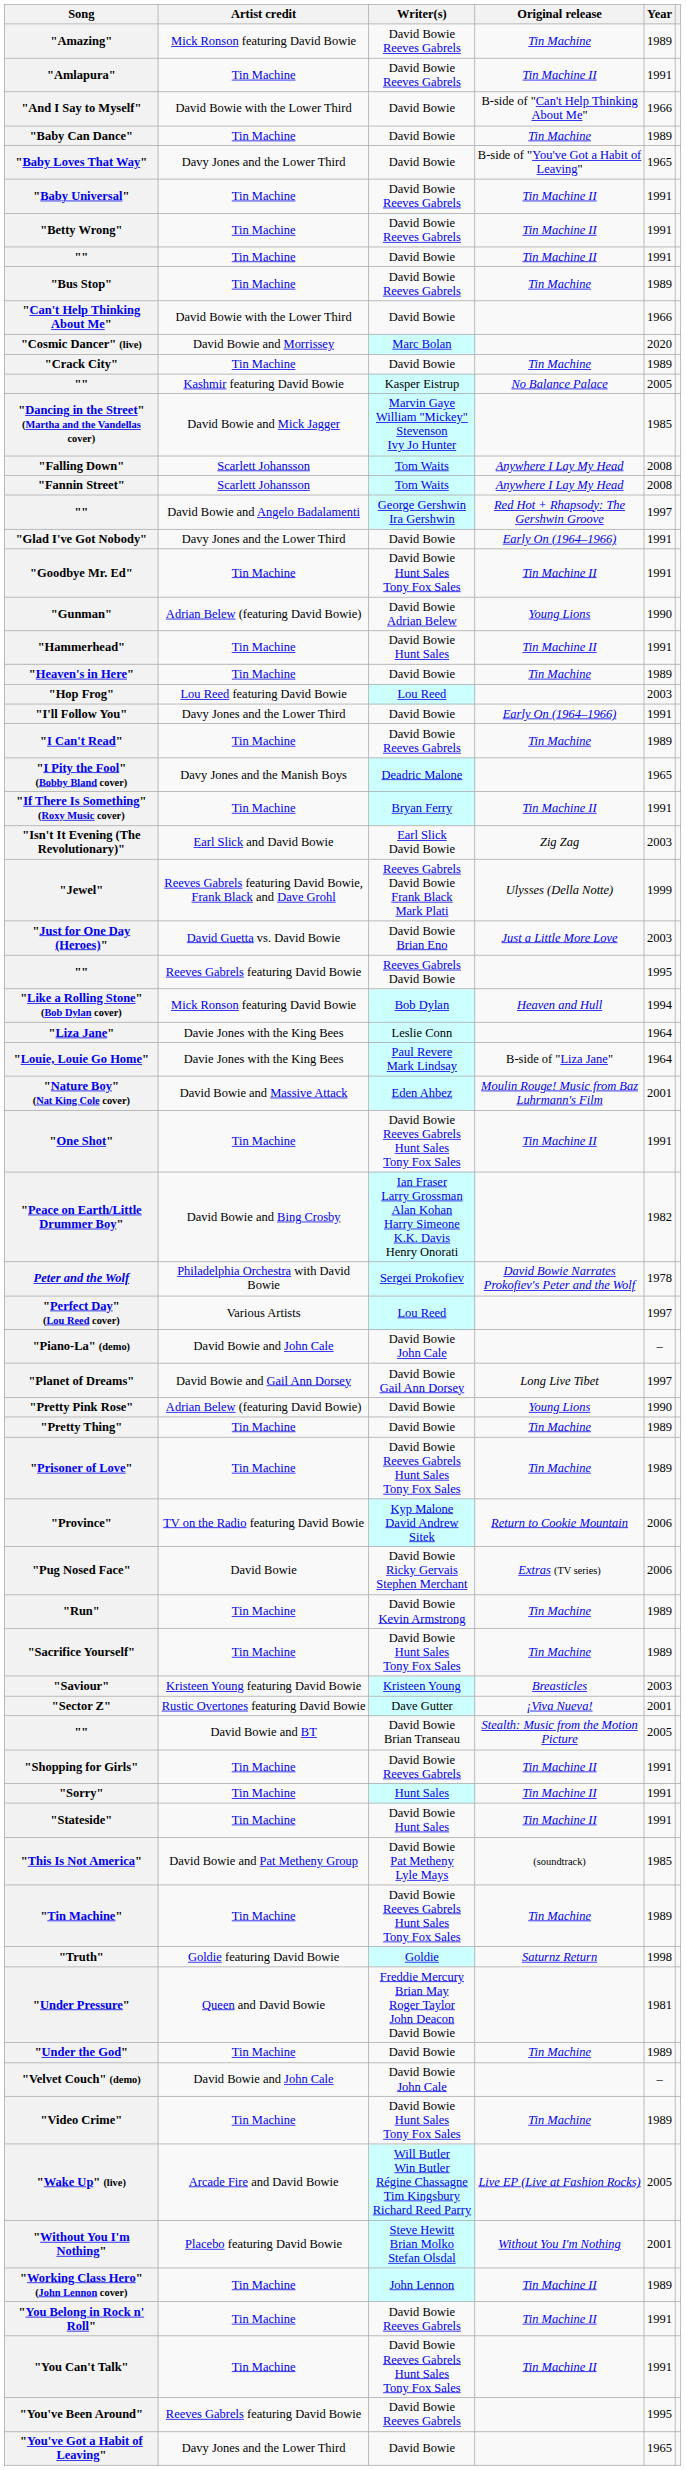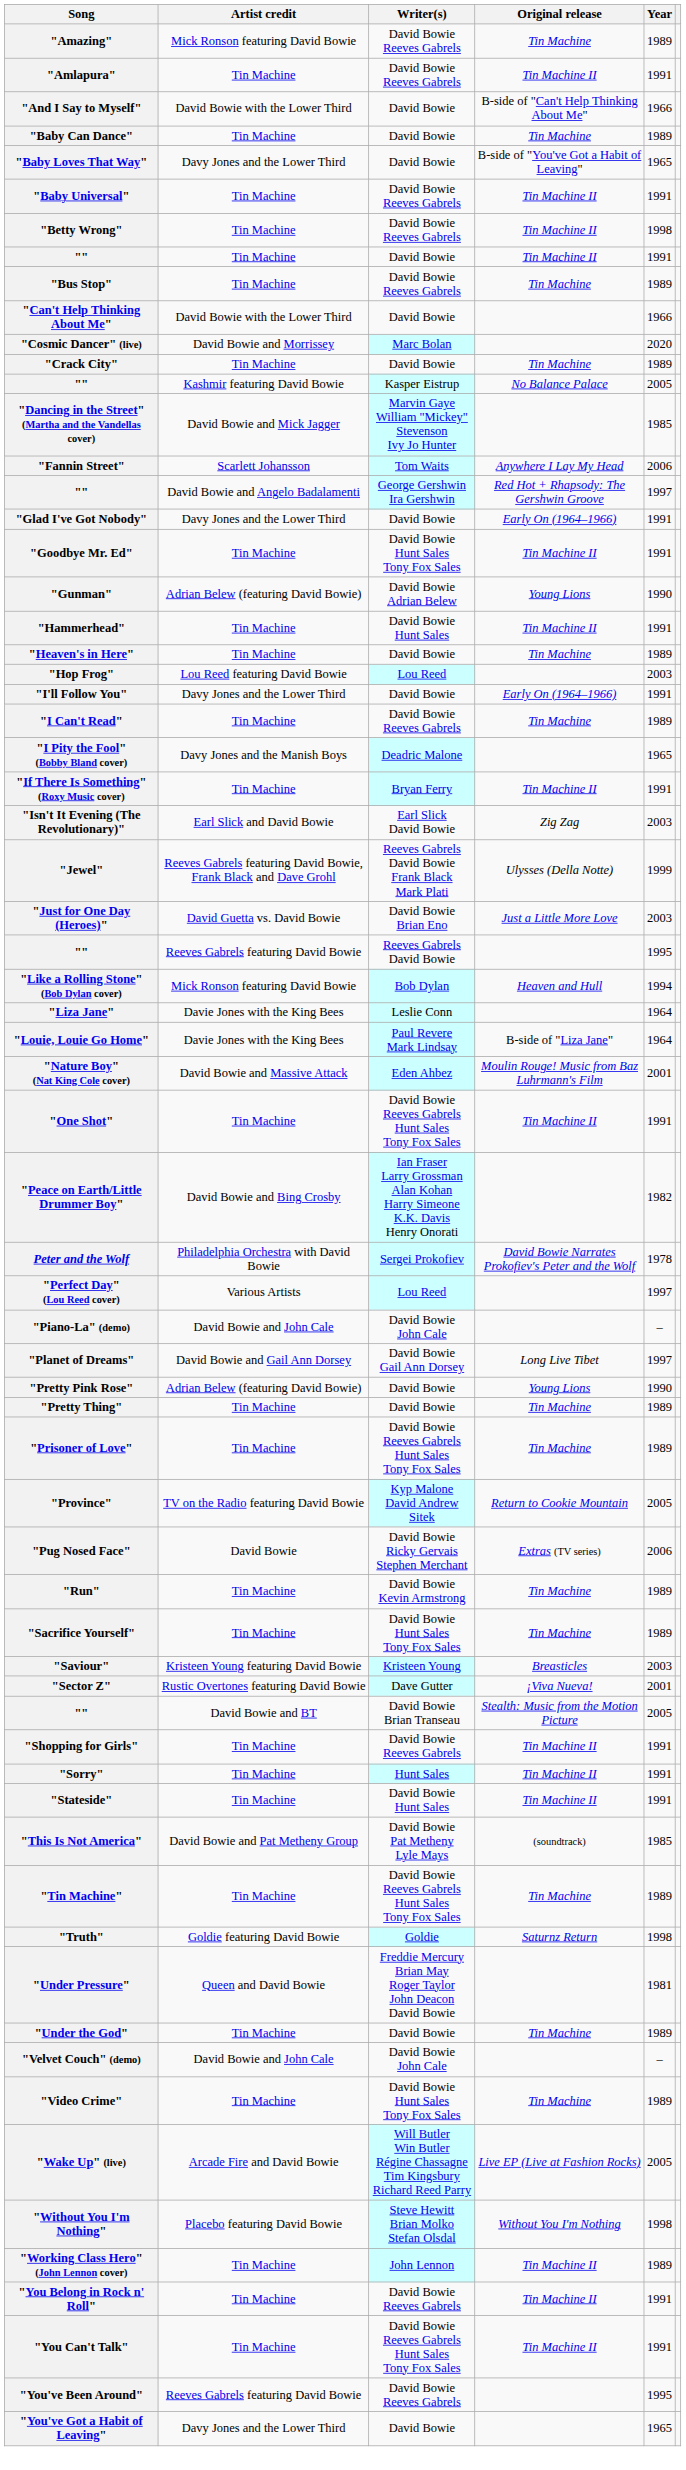(660, 230) 1991 -> (660, 230) 1998
- row: (81, 465)
(660, 485) 2008 -> (660, 465) 2006
(660, 1522) 2006 -> (660, 1503) 2005
(660, 2244) 2001 -> (660, 2224) 1998
